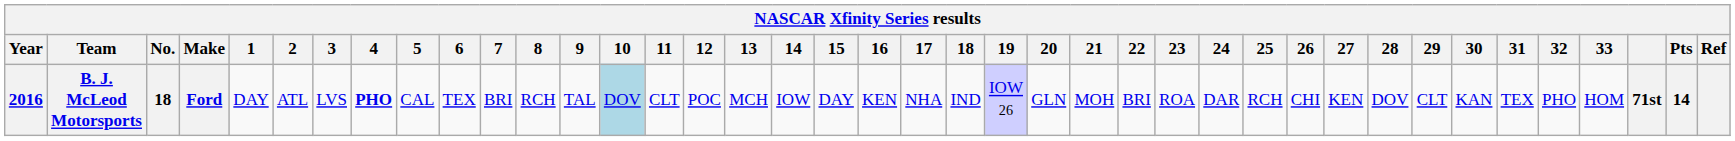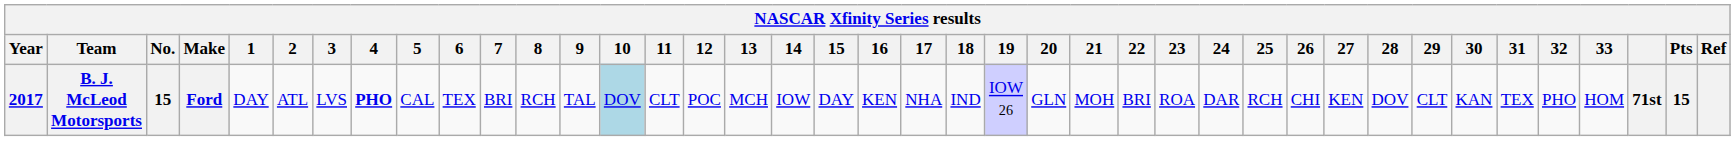(26, 99) 2016 -> (26, 99) 2017
(163, 99) 18 -> (163, 99) 15
(1681, 99) 14 -> (1681, 99) 15
